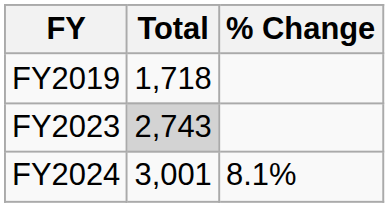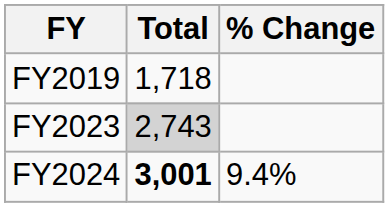(173, 175) normal -> (173, 175) bold
(261, 175) 8.1% -> (261, 175) 9.4%
